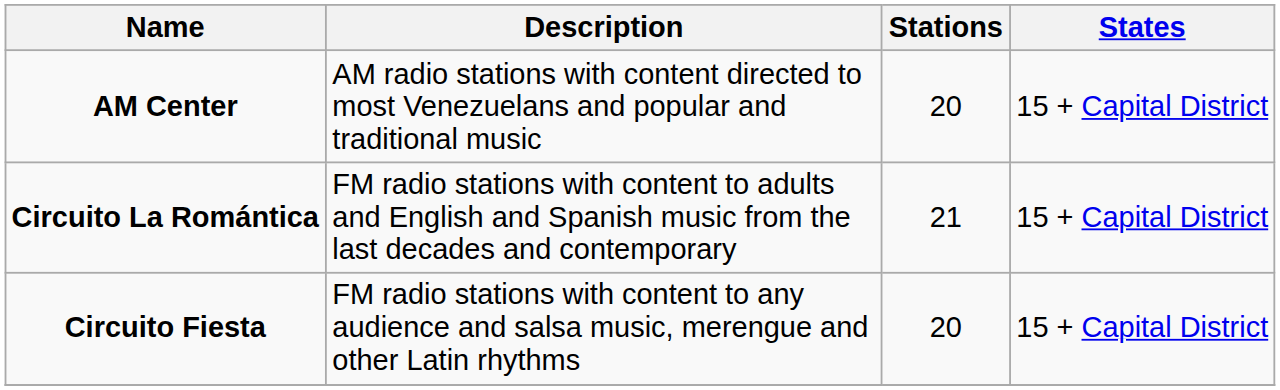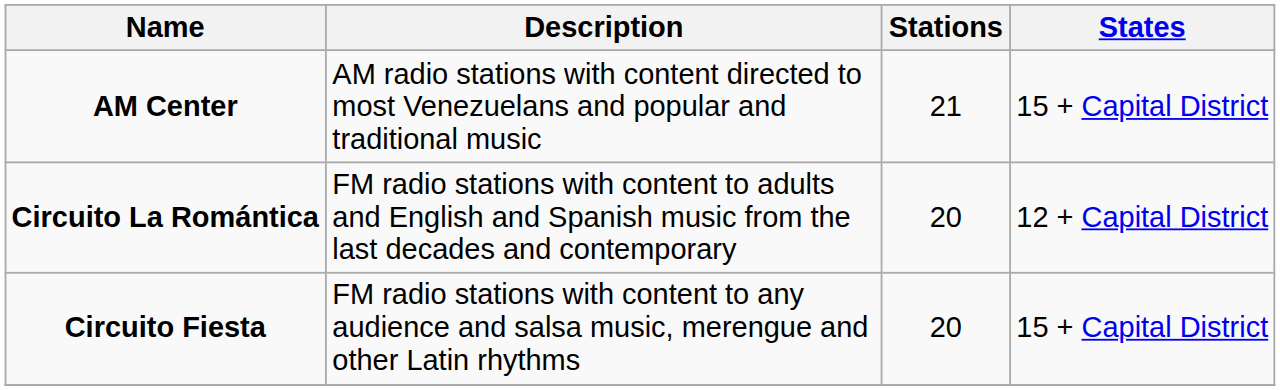(946, 105) 20 -> (946, 105) 21
(946, 217) 21 -> (946, 217) 20
(1142, 217) 15 + Capital District -> (1142, 217) 12 + Capital District
